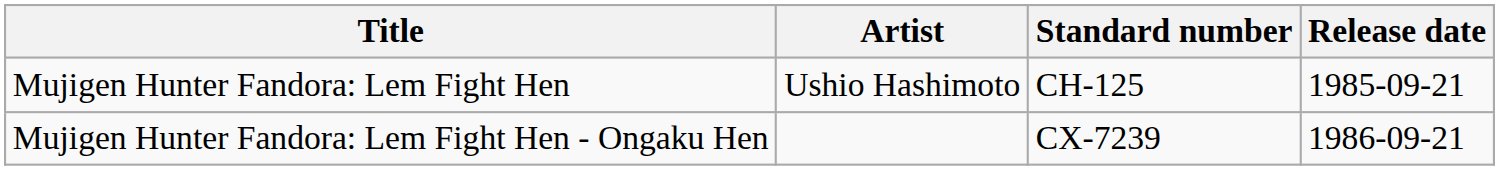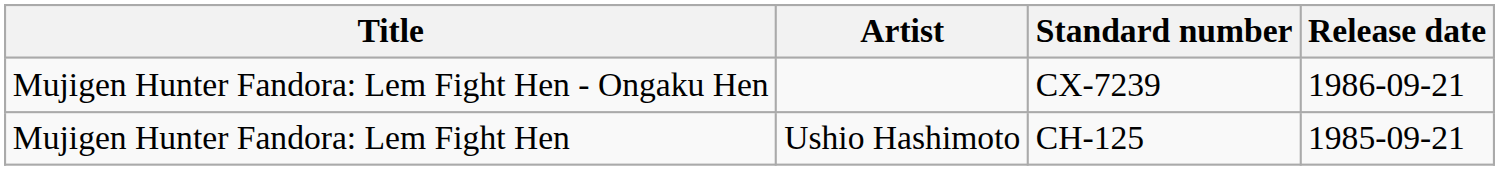rows swapped: (291, 84) <-> (391, 137)
